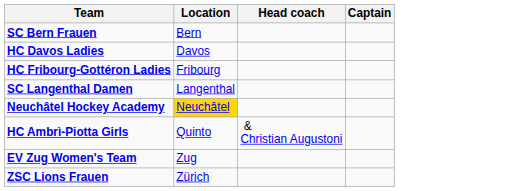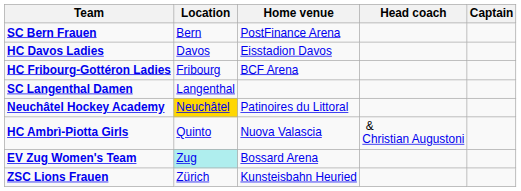+ column: (299, 13)
(187, 158) no background -> (187, 158) paleturquoise background
